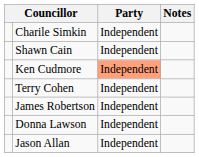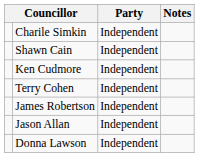(129, 69) lightsalmon background -> (129, 69) no background
rows swapped: (51, 124) <-> (42, 143)
